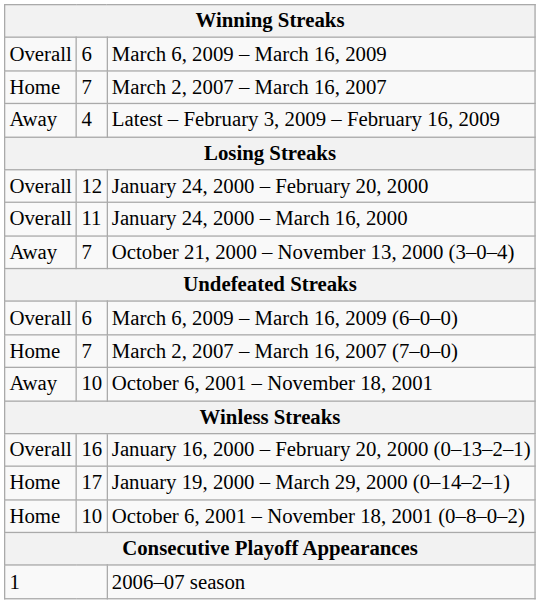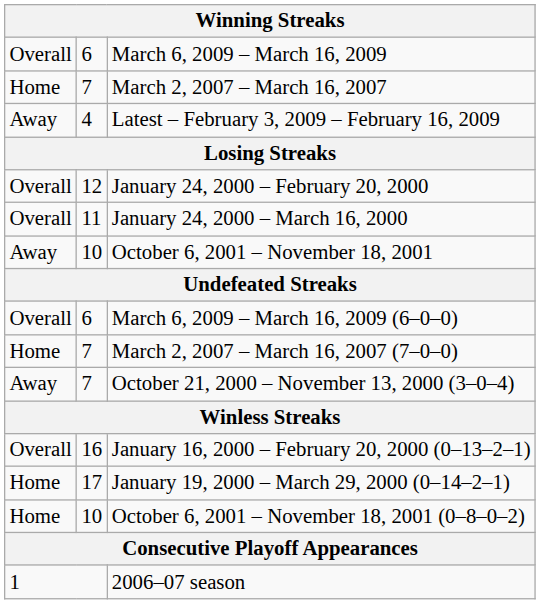rows swapped: (272, 383) <-> (313, 251)
